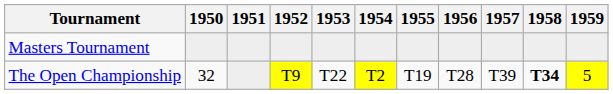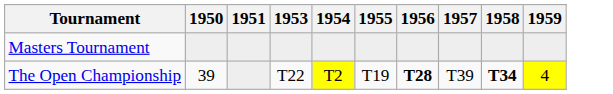- column: (291, 18)
(206, 75) 32 -> (206, 75) 39
(460, 75) normal -> (418, 75) bold
(587, 75) 5 -> (545, 75) 4
